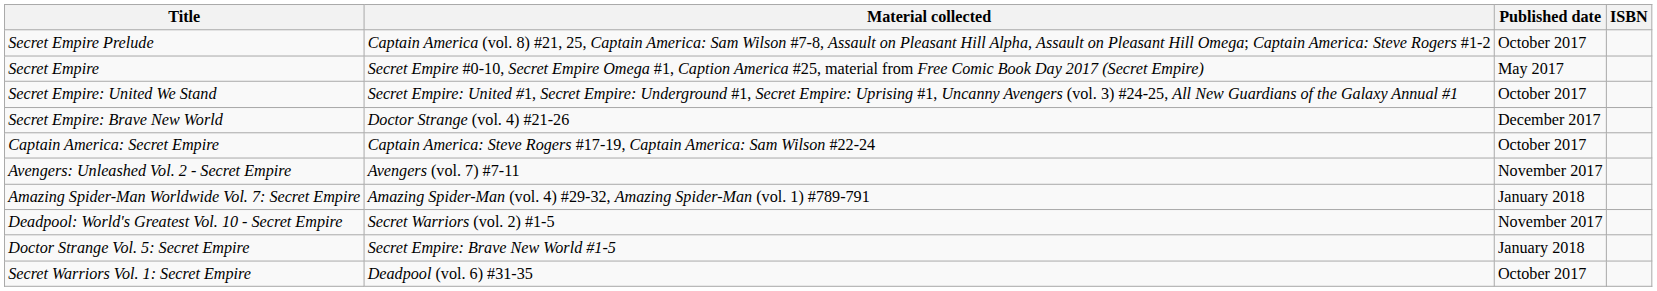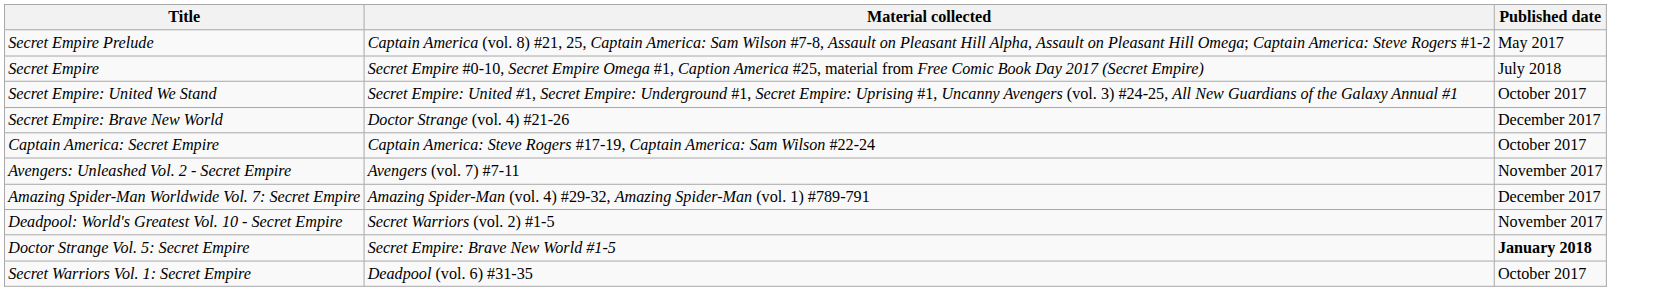- column: (1629, 17)
(1542, 42) October 2017 -> (1531, 42) May 2017
(1531, 68) May 2017 -> (1530, 68) July 2018
(1541, 196) January 2018 -> (1549, 196) December 2017
(1541, 247) normal -> (1545, 247) bold
